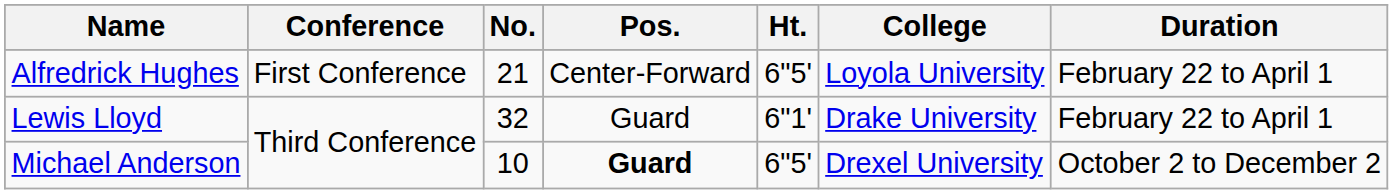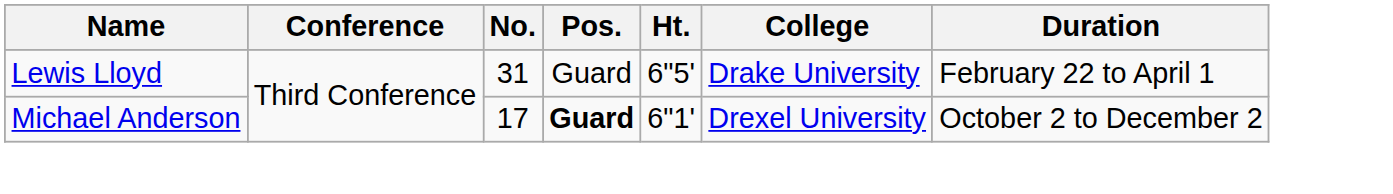- row: (125, 73)
(513, 118) 32 -> (513, 73) 31
(788, 118) 6"1' -> (671, 73) 6"5'
(513, 164) 10 -> (513, 118) 17
(788, 164) 6"5' -> (671, 118) 6"1'
